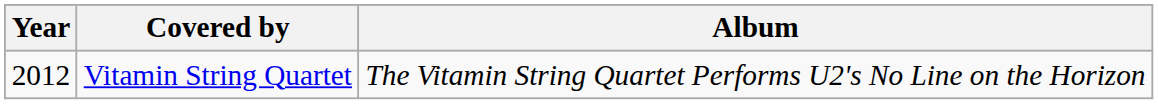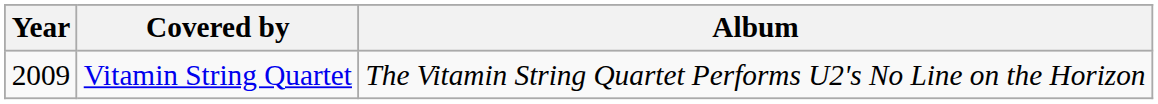(41, 74) 2012 -> (41, 74) 2009
